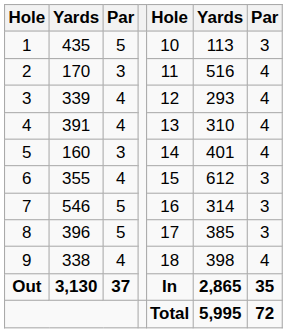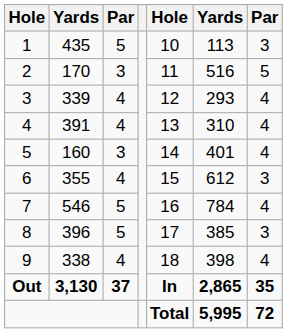(265, 71) 4 -> (265, 71) 5
(220, 206) 314 -> (220, 206) 784
(265, 206) 3 -> (265, 206) 4
